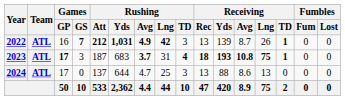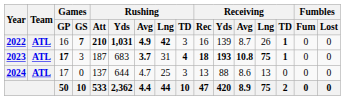(99, 42) 212 -> (99, 42) 210
(204, 42) 13 -> (204, 42) 16
